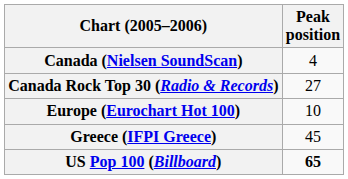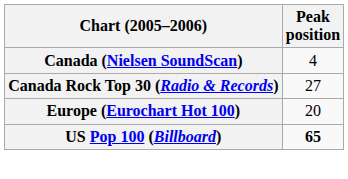(313, 111) 10 -> (313, 111) 20
- row: (143, 136)
